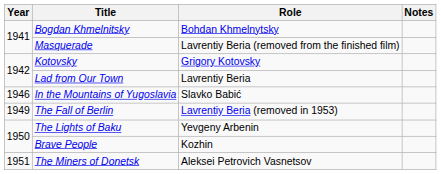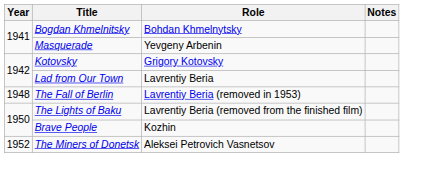(290, 45) Lavrentiy Beria (removed from the finished film) -> (183, 45) Yevgeny Arbenin
- row: (105, 95)
(18, 111) 1949 -> (18, 95) 1948
(220, 128) Yevgeny Arbenin -> (253, 111) Lavrentiy Beria (removed from the finished film)
(18, 161) 1951 -> (18, 144) 1952
